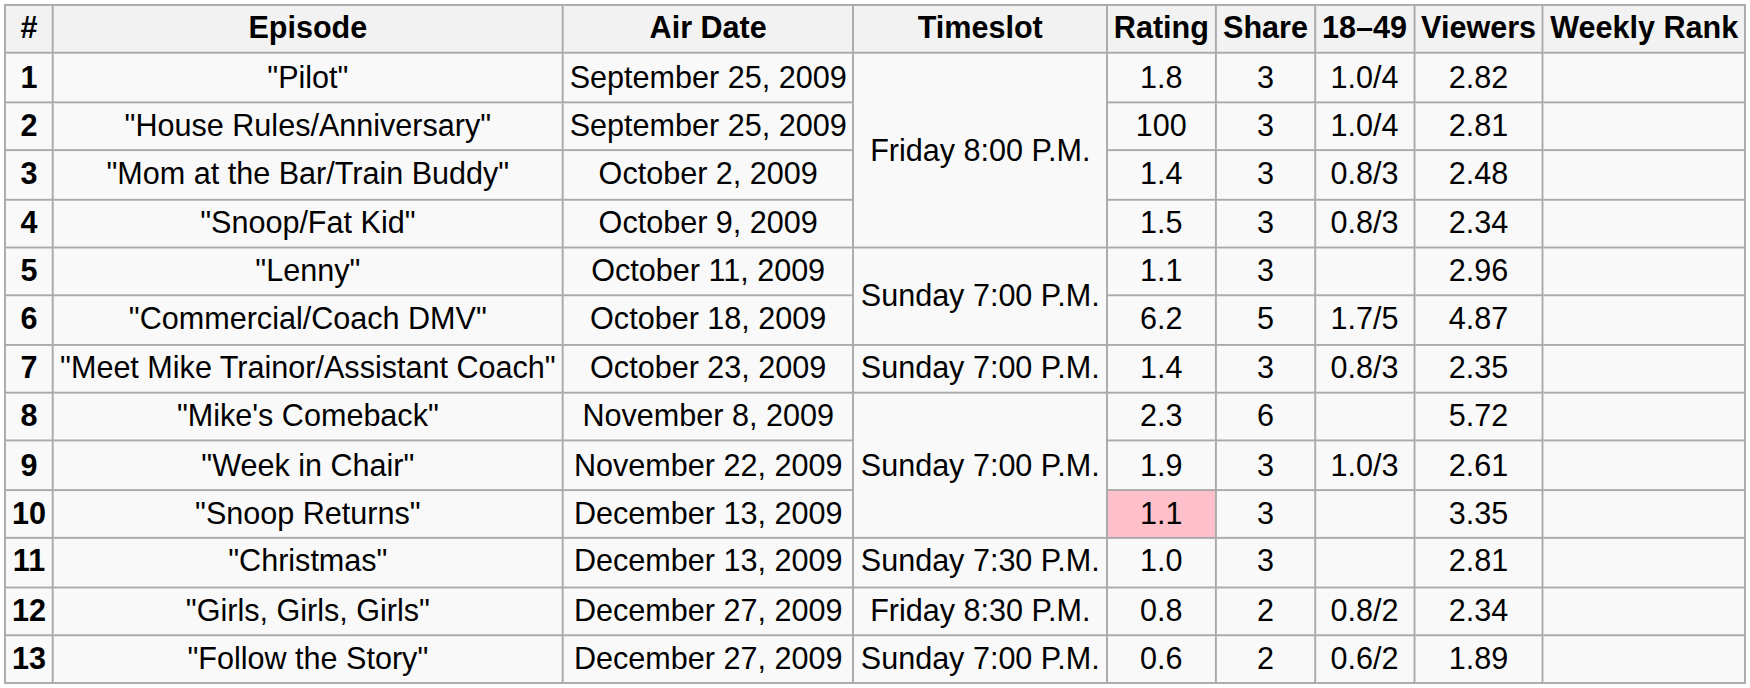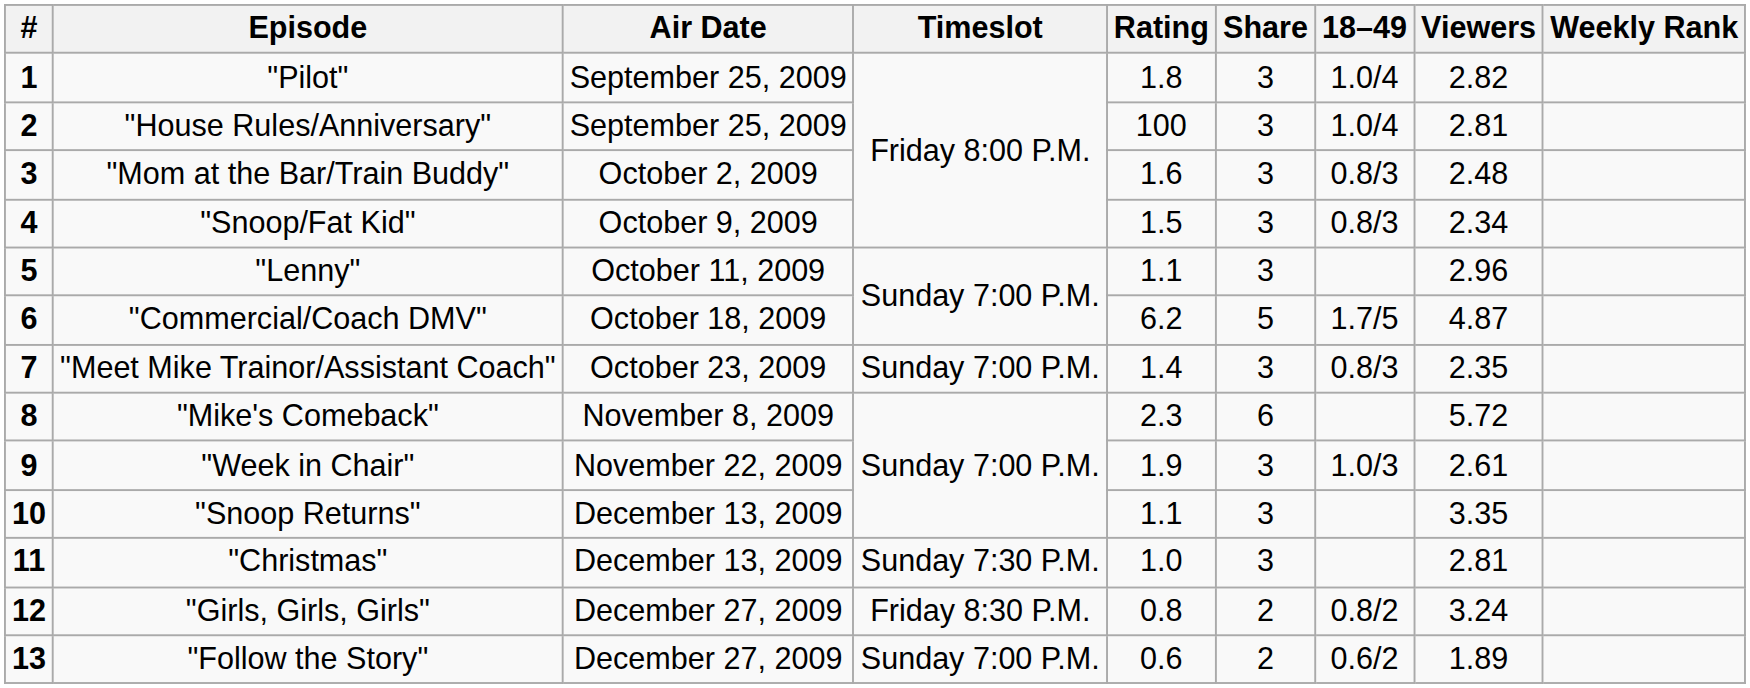(1161, 174) 1.4 -> (1161, 174) 1.6
(1161, 513) pink background -> (1161, 513) no background
(1479, 610) 2.34 -> (1479, 610) 3.24
